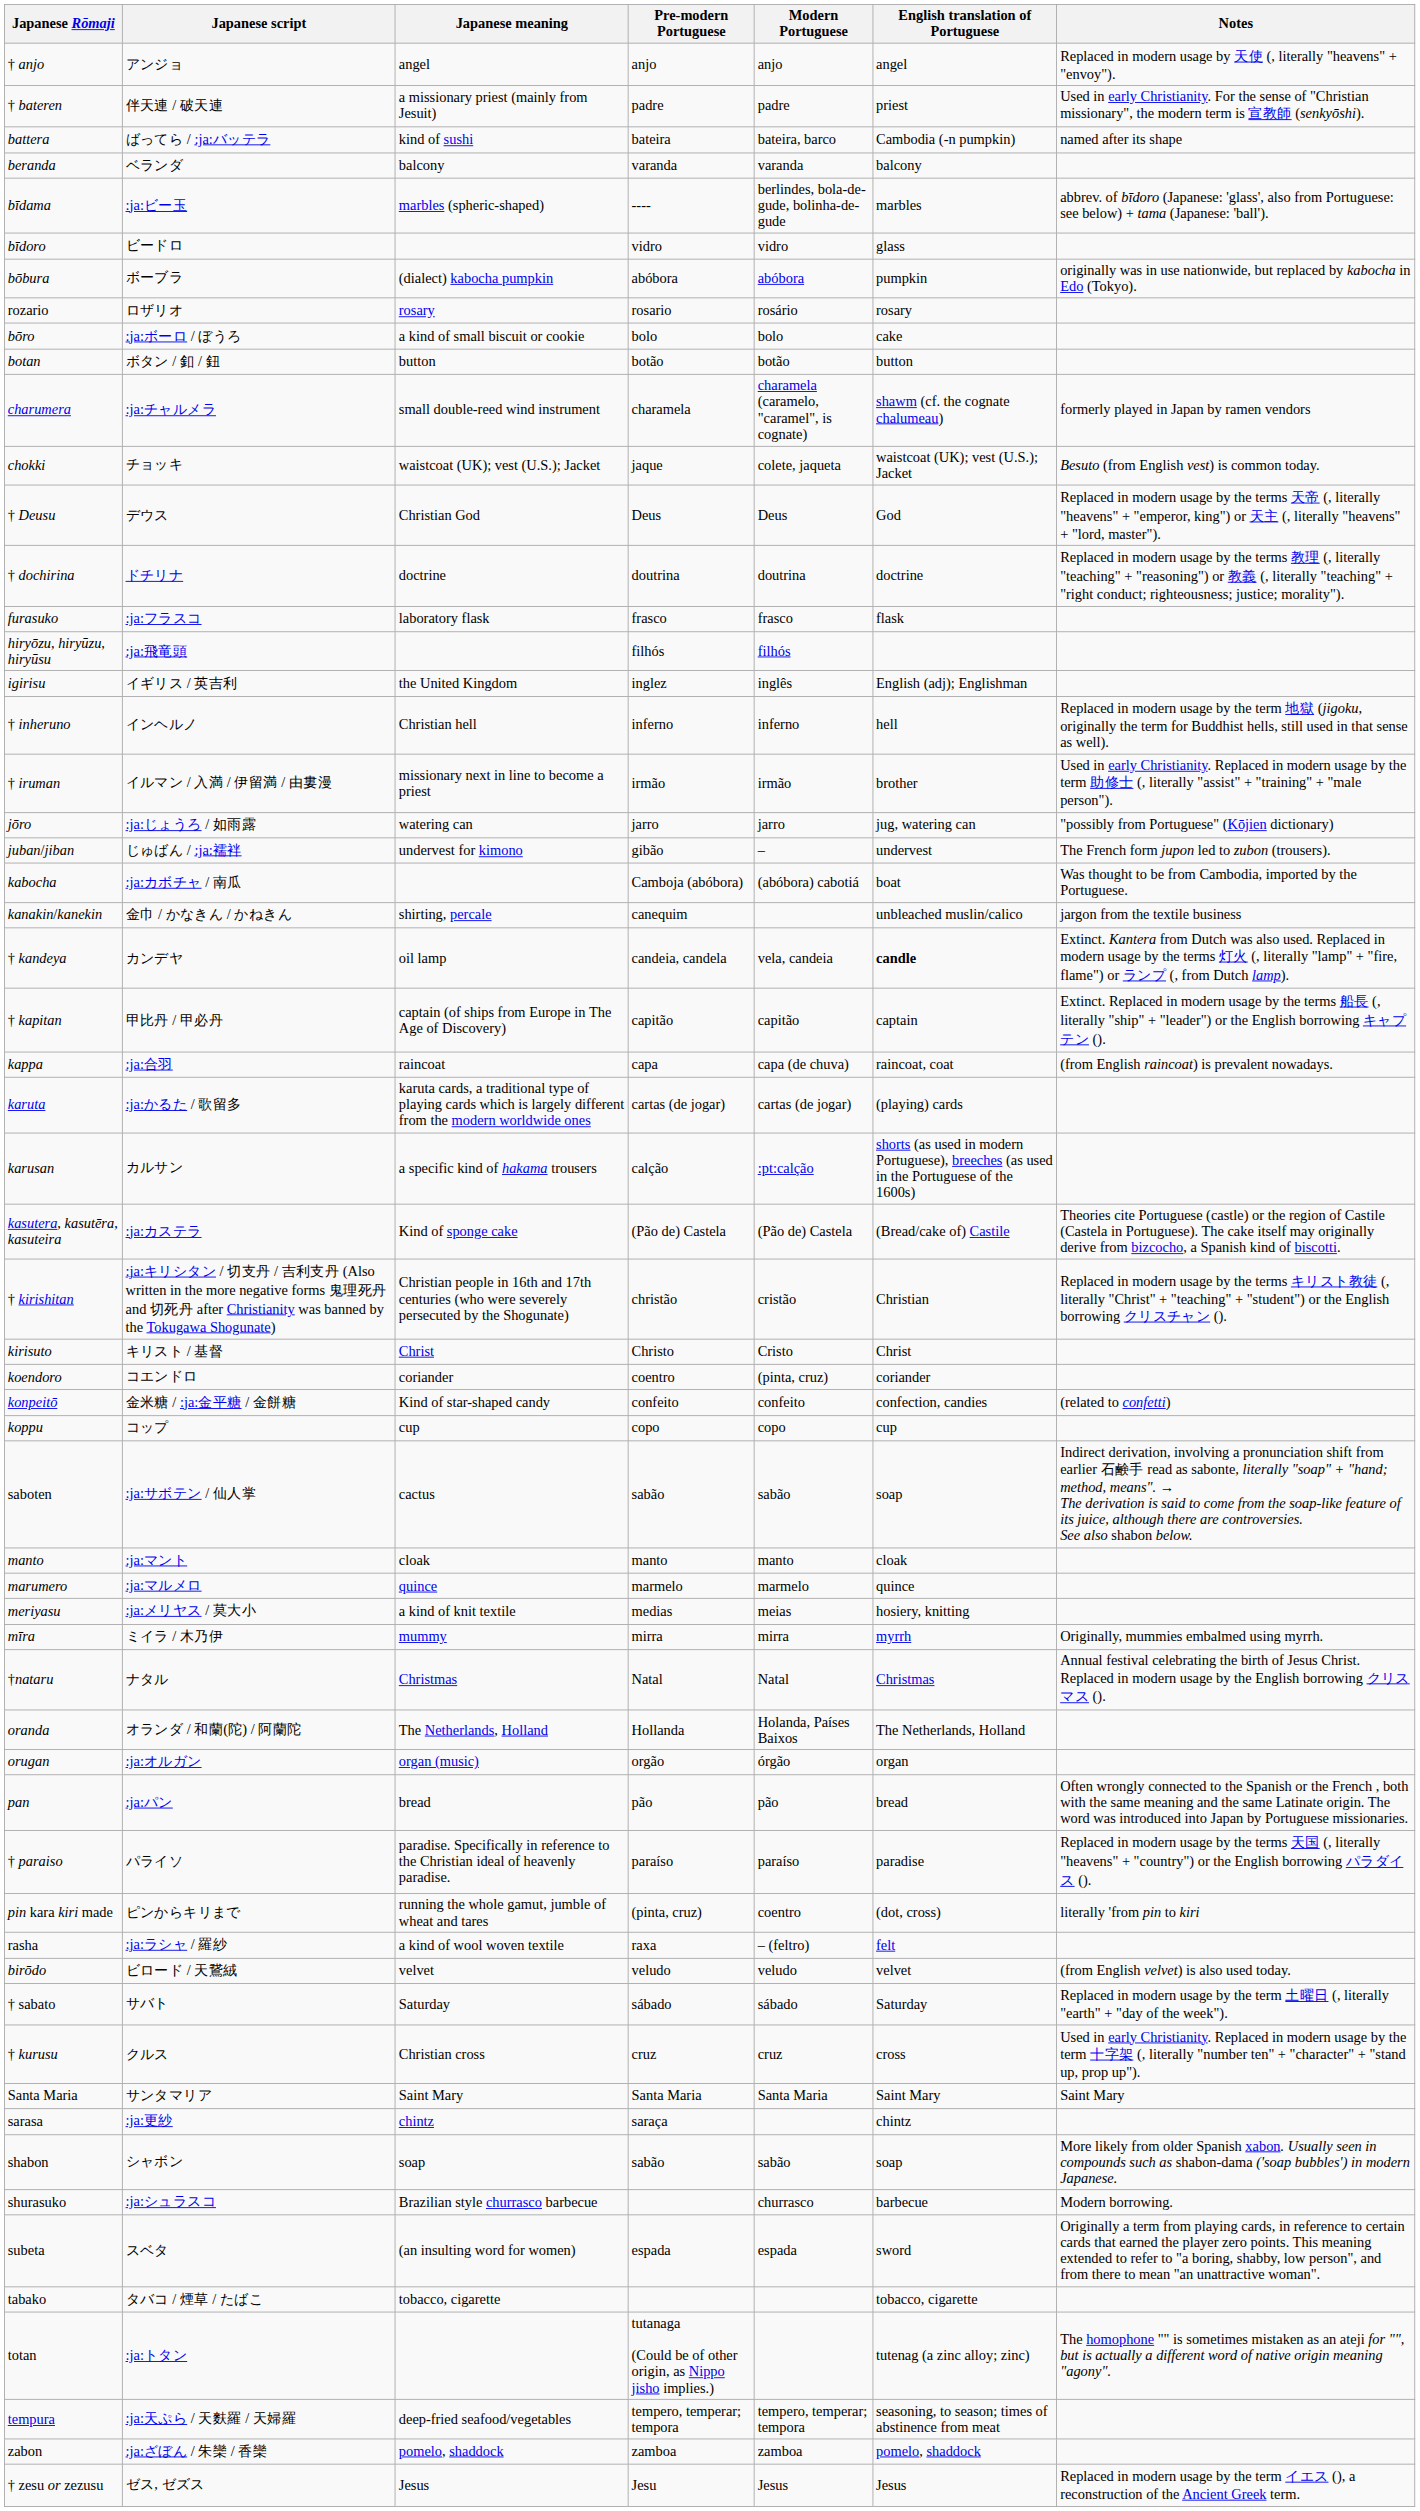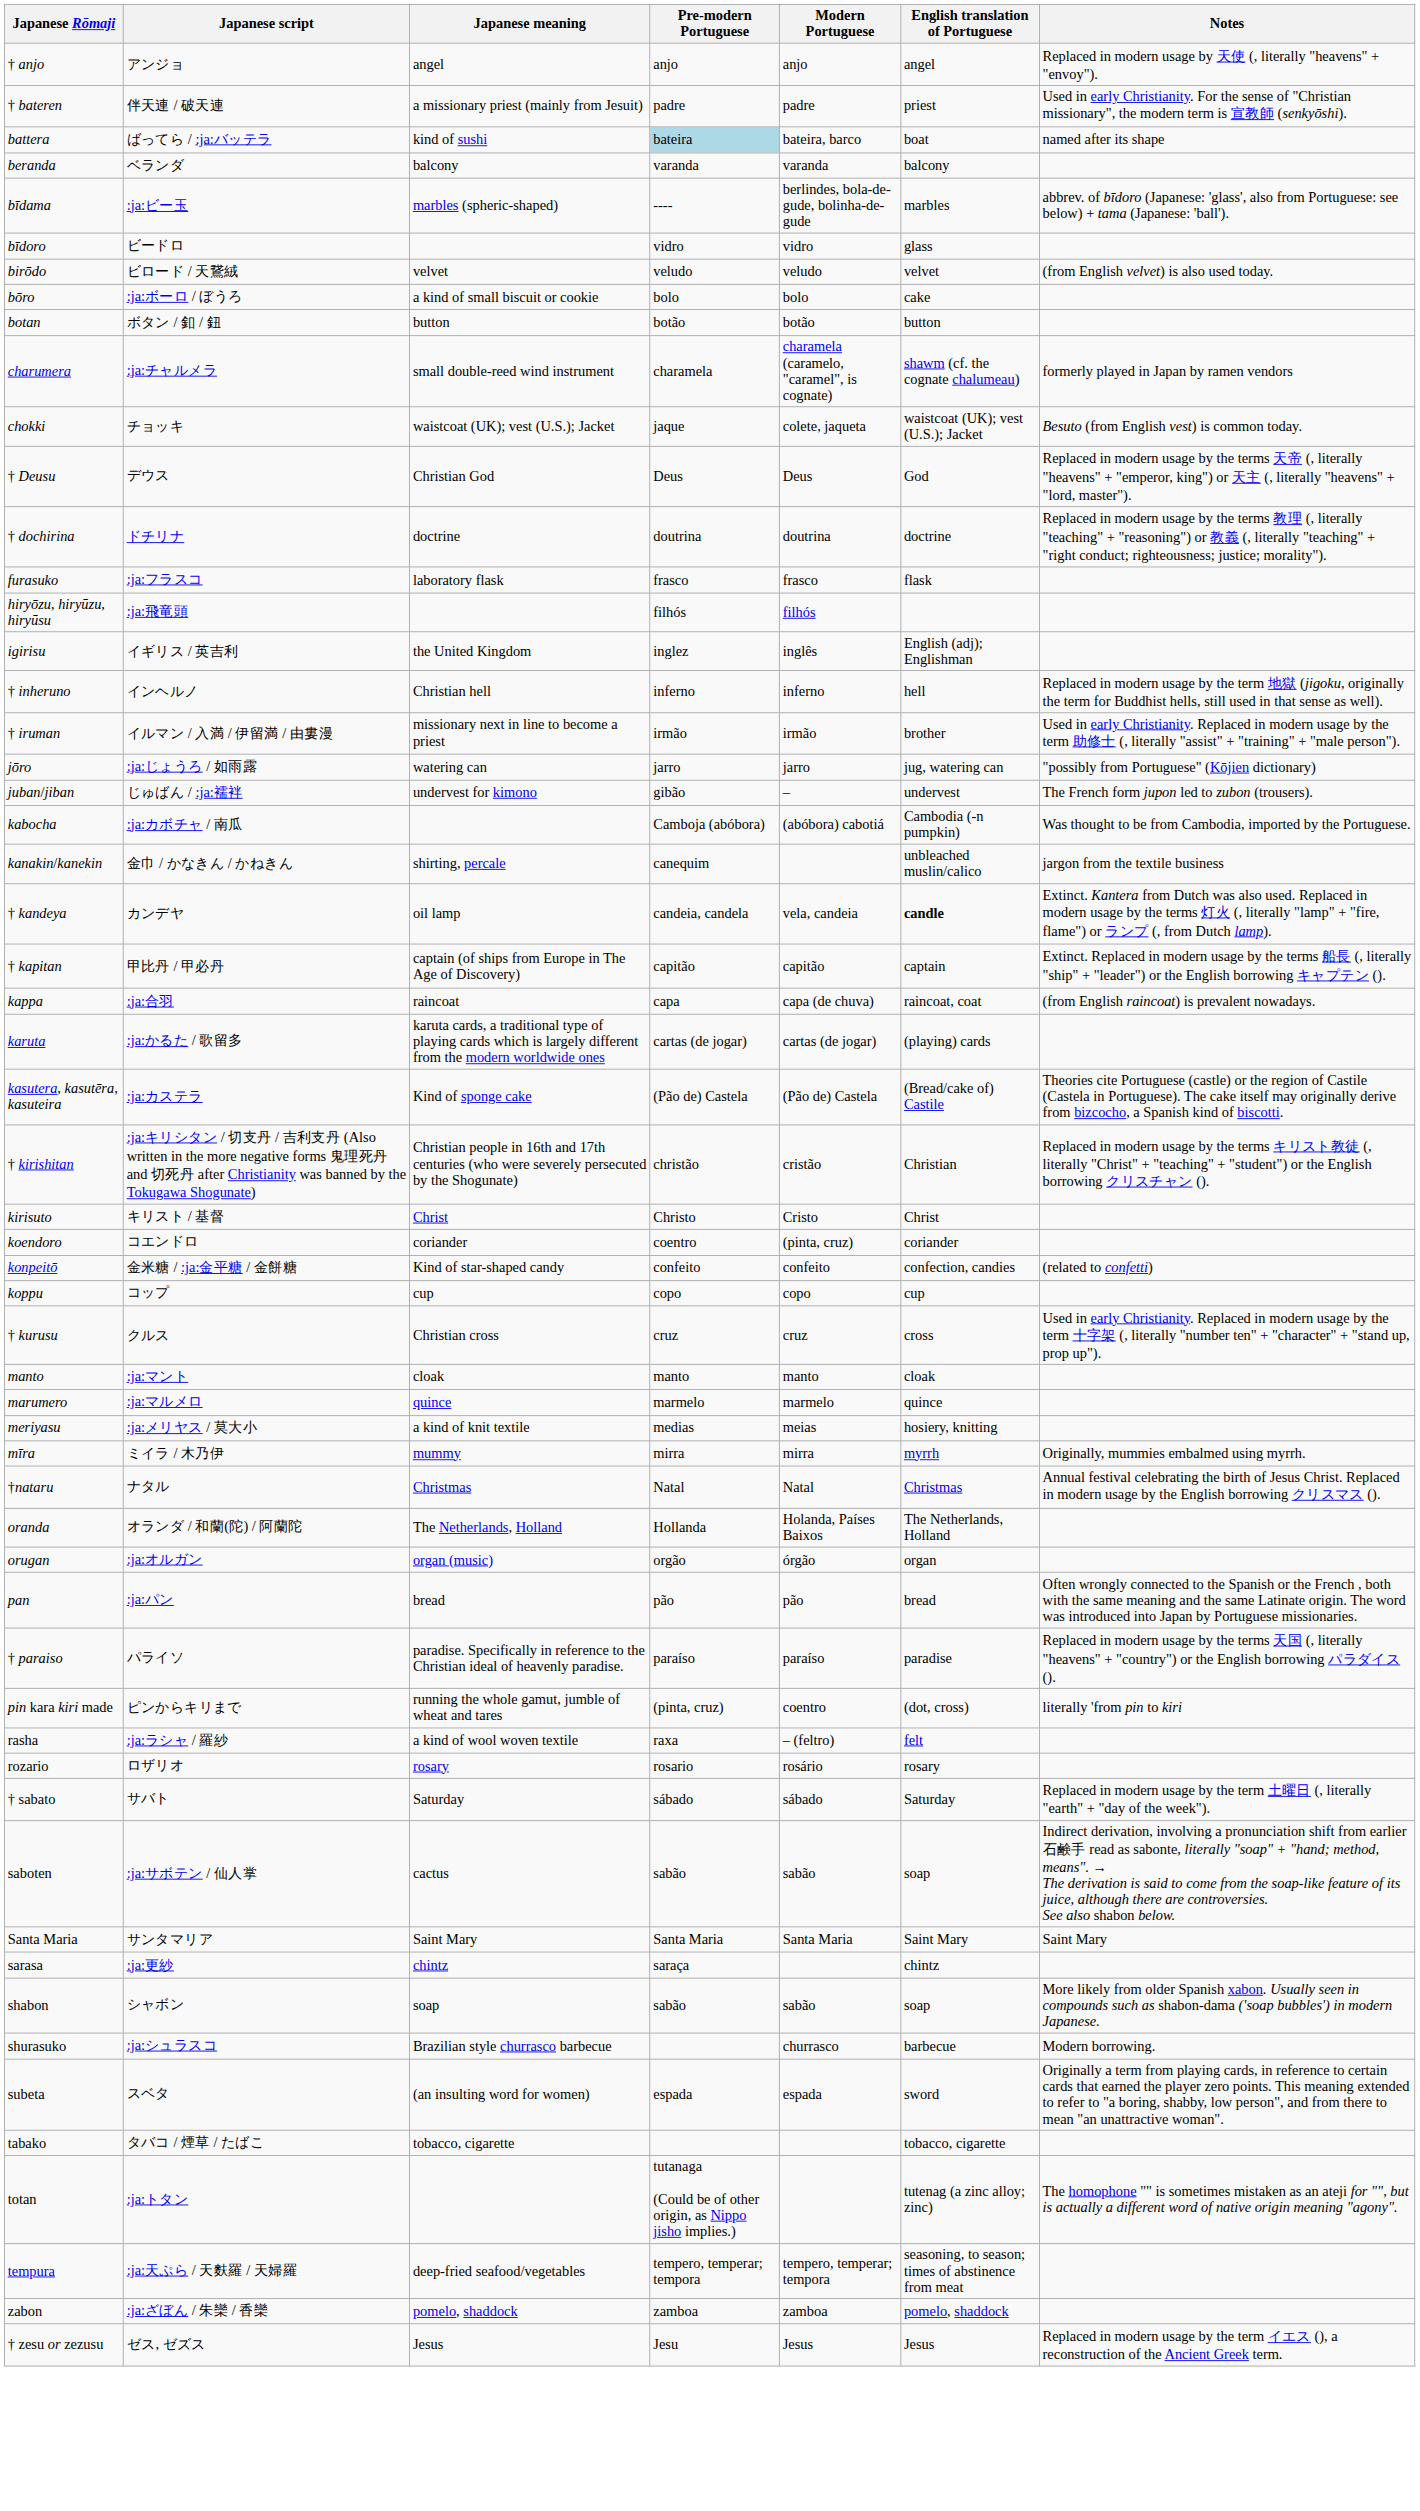(651, 139) no background -> (673, 139) lightblue background
(946, 139) Cambodia (-n pumpkin) -> (916, 139) boat
- row: (29, 278)
rows swapped: (27, 1970) <-> (28, 310)
(888, 882) boat -> (944, 824) Cambodia (-n pumpkin)
- row: (31, 1168)
rows swapped: (33, 2054) <-> (30, 1494)
